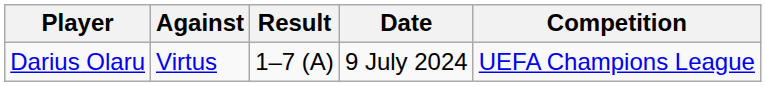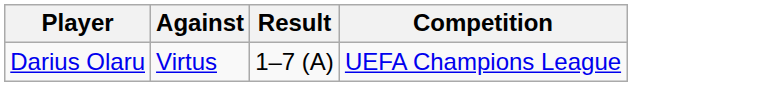- column: (406, 23)
